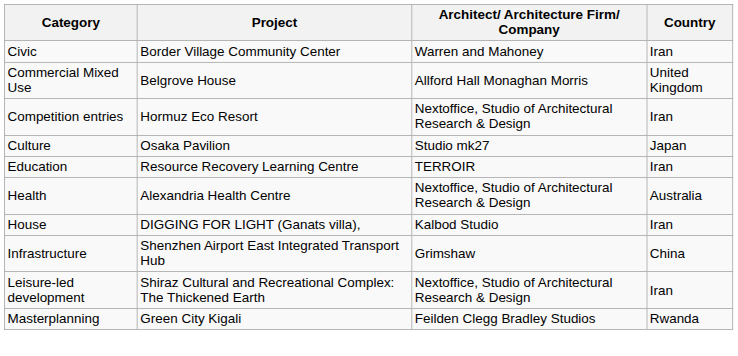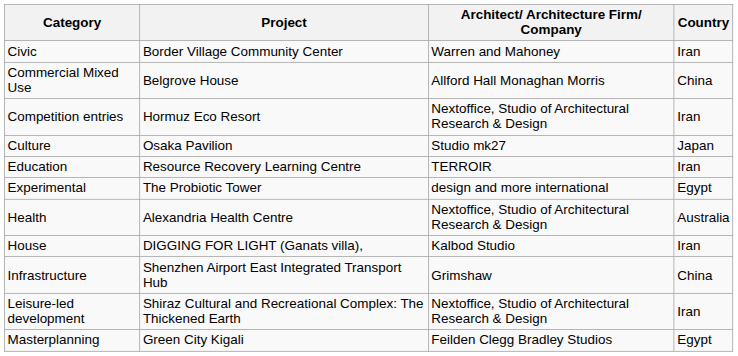(676, 80) United Kingdom -> (695, 80) China
+ row: (47, 188)
(674, 319) Rwanda -> (694, 340) Egypt
